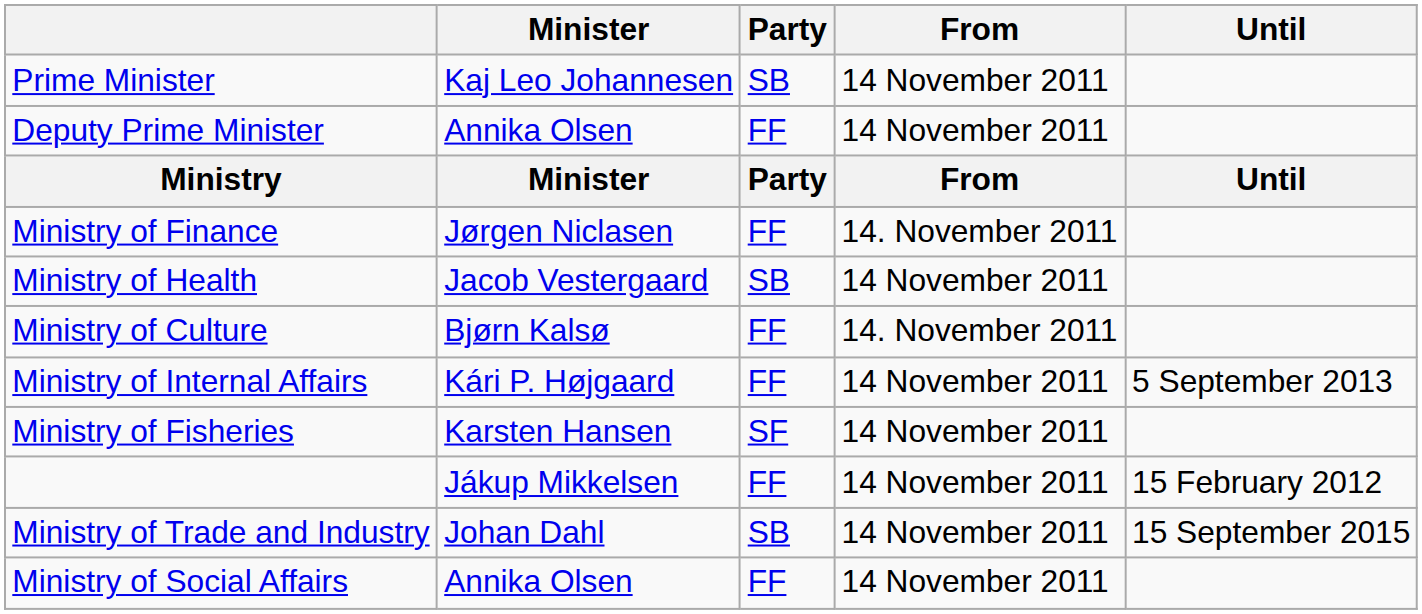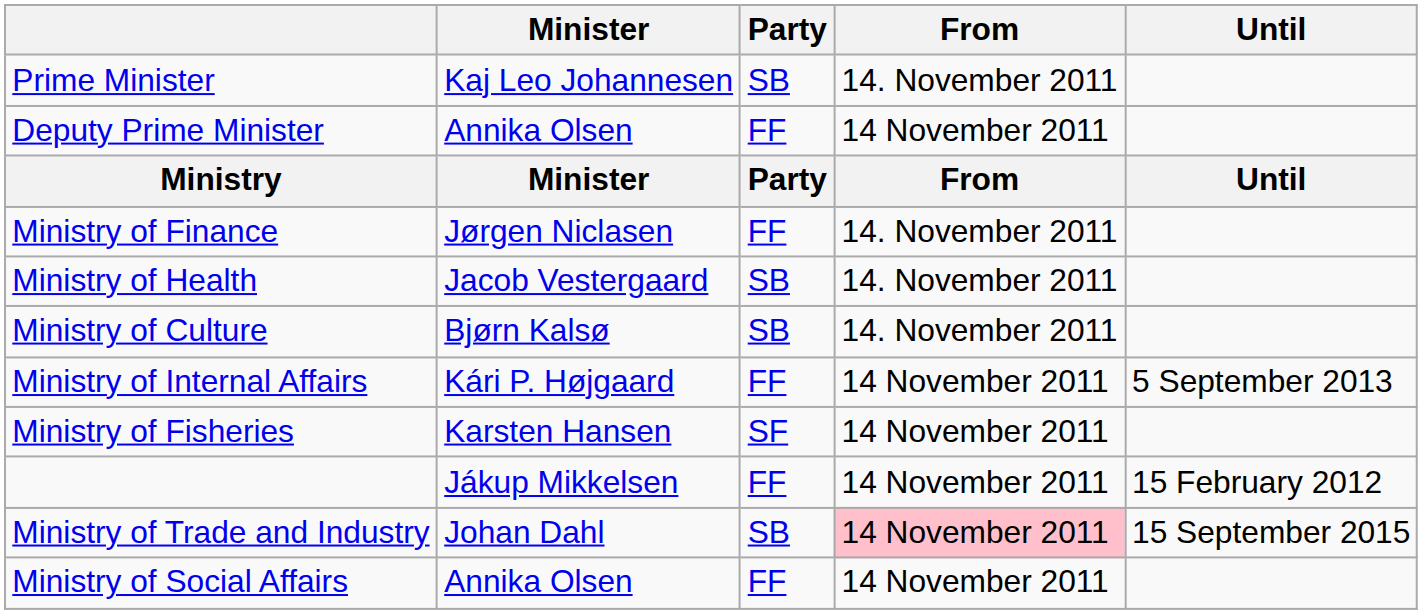(975, 79) 14 November 2011 -> (980, 79) 14. November 2011
(975, 280) 14 November 2011 -> (980, 280) 14. November 2011
(767, 331) FF -> (769, 331) SB
(975, 532) no background -> (975, 532) pink background
